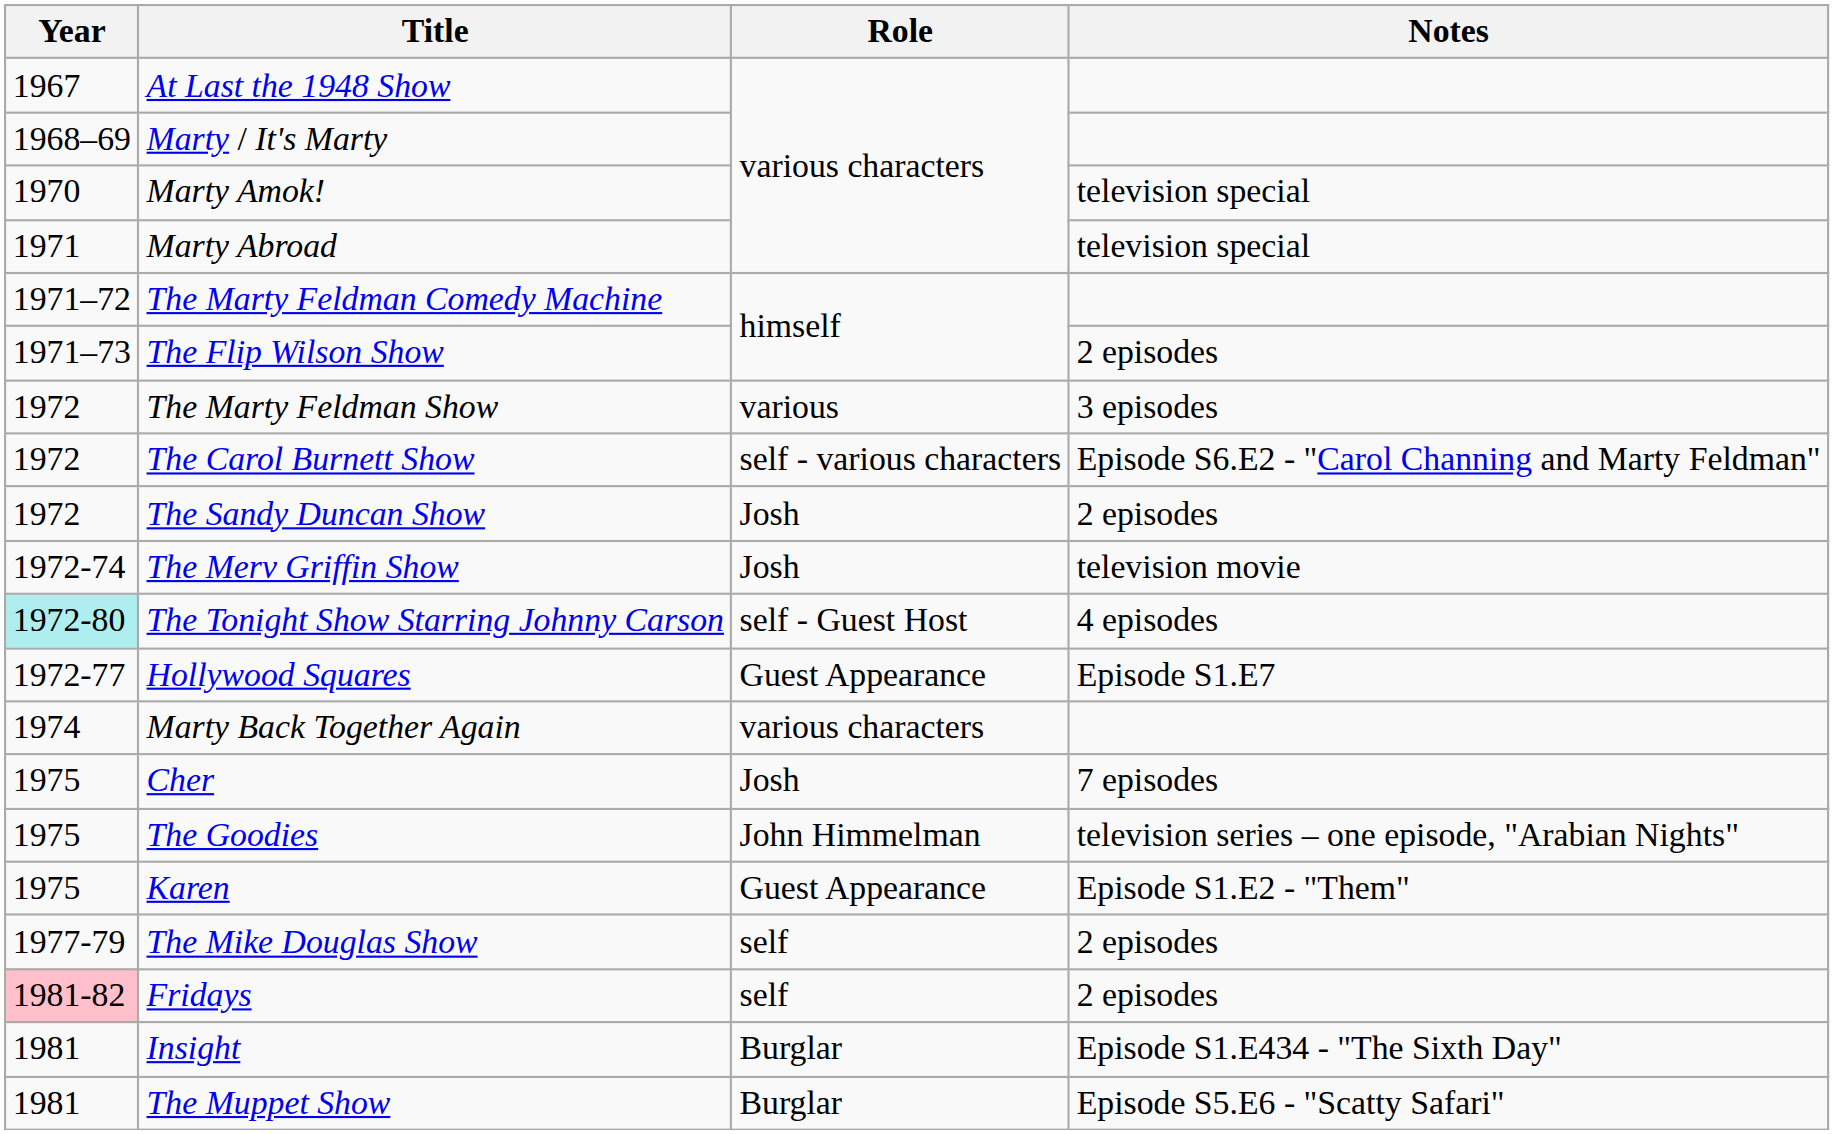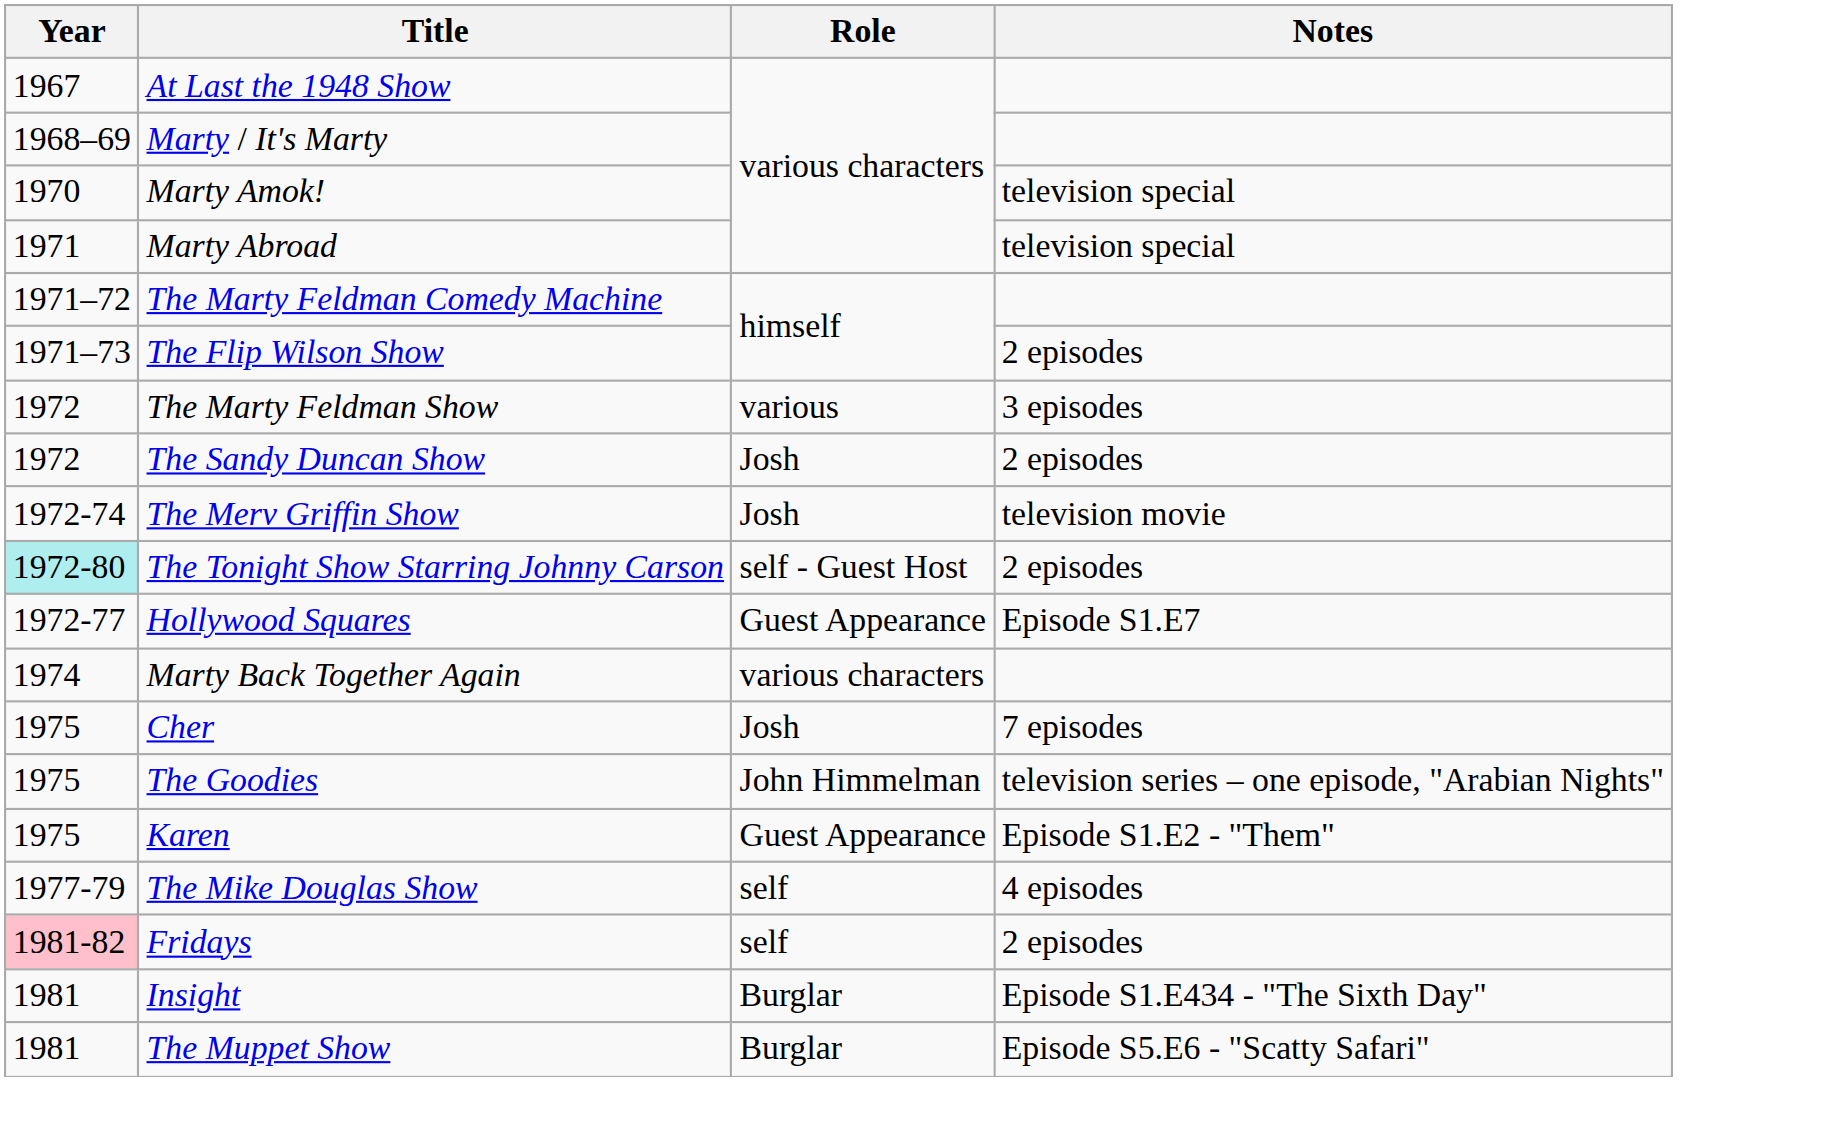- row: (311, 459)
(1147, 620) 4 episodes -> (1072, 566) 2 episodes
(1147, 941) 2 episodes -> (1072, 887) 4 episodes
